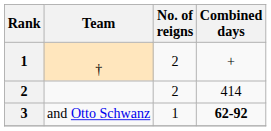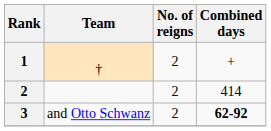(175, 114) 1 -> (175, 114) 2
